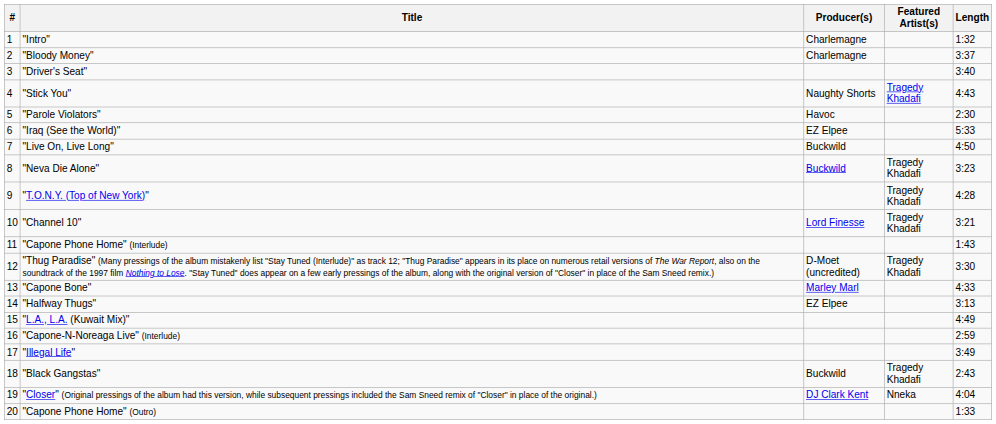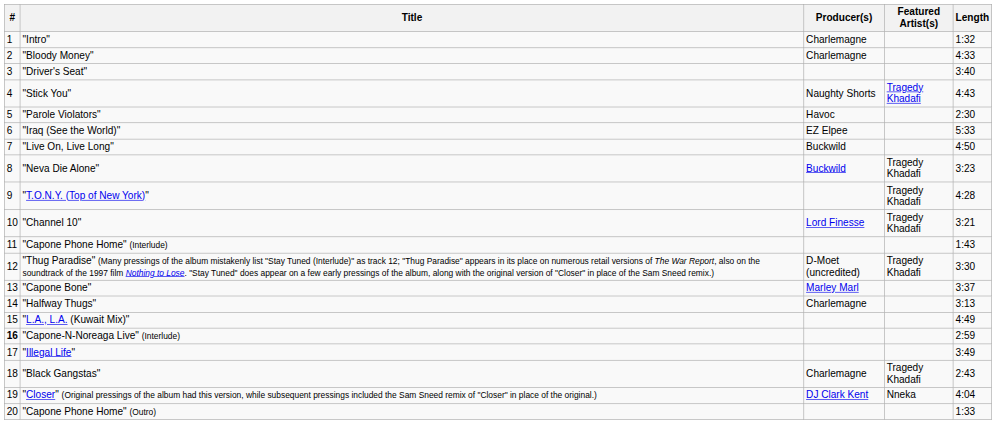(965, 55) 3:37 -> (965, 55) 4:33
(965, 288) 4:33 -> (965, 288) 3:37
(827, 304) EZ Elpee -> (836, 304) Charlemagne
(12, 336) normal -> (12, 336) bold
(826, 373) Buckwild -> (836, 373) Charlemagne
